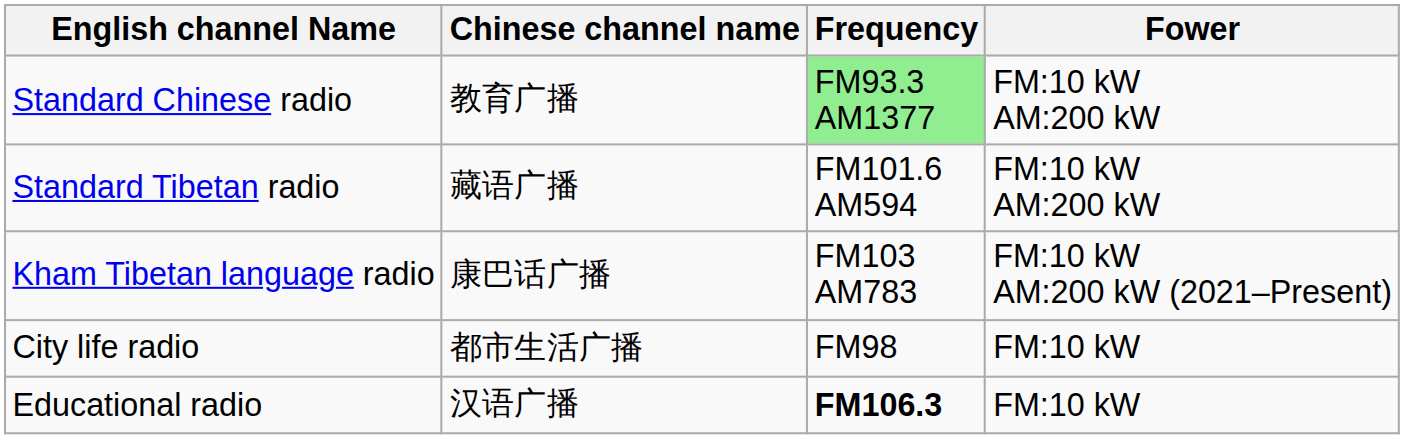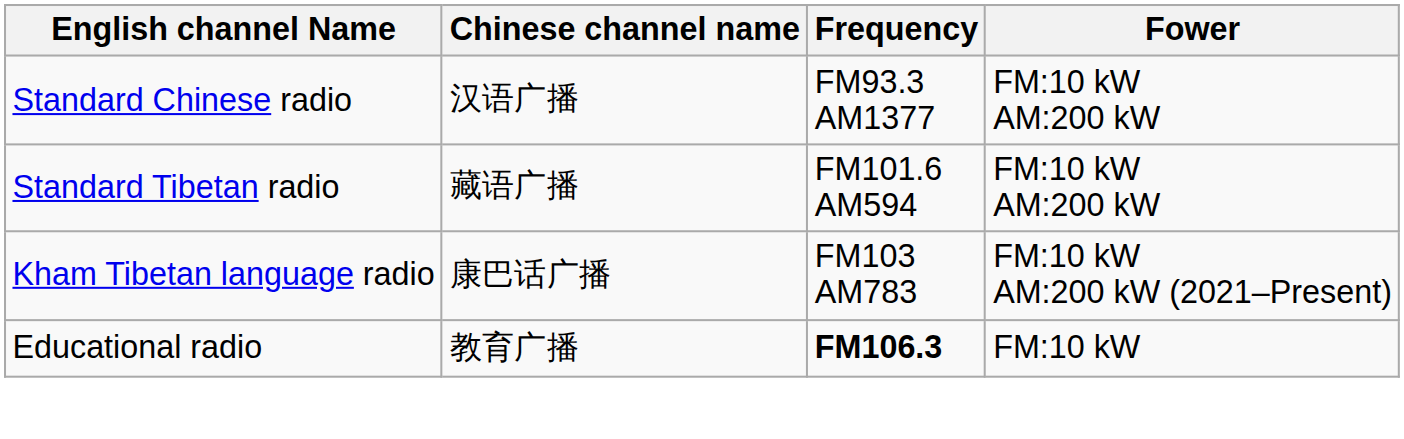(514, 98) 教育广播 -> (514, 98) 汉语广播
(875, 99) lightgreen background -> (875, 99) no background
- row: (106, 347)
(514, 403) 汉语广播 -> (514, 346) 教育广播
